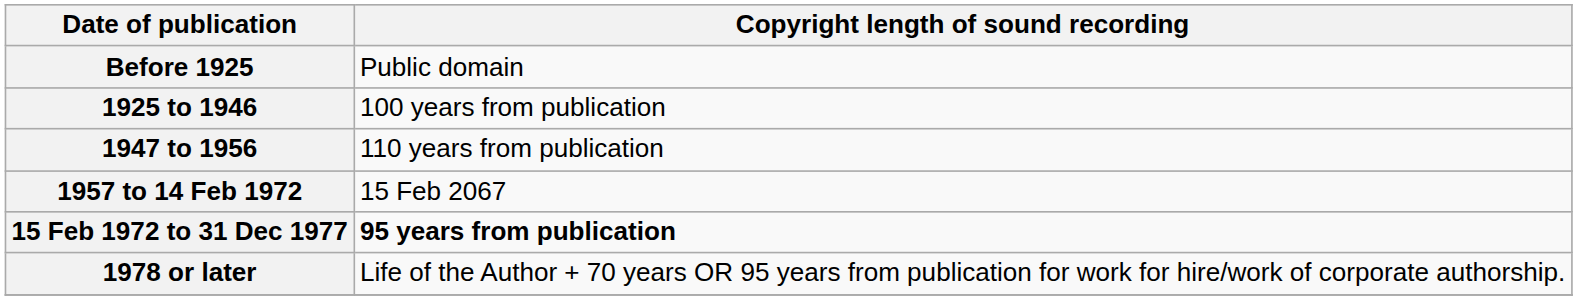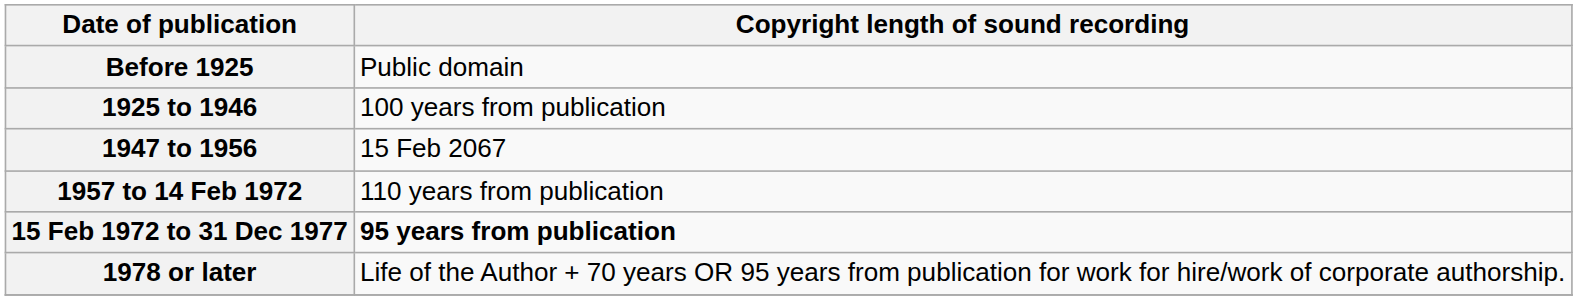(512, 149) 110 years from publication -> (433, 149) 15 Feb 2067
(433, 190) 15 Feb 2067 -> (512, 190) 110 years from publication
